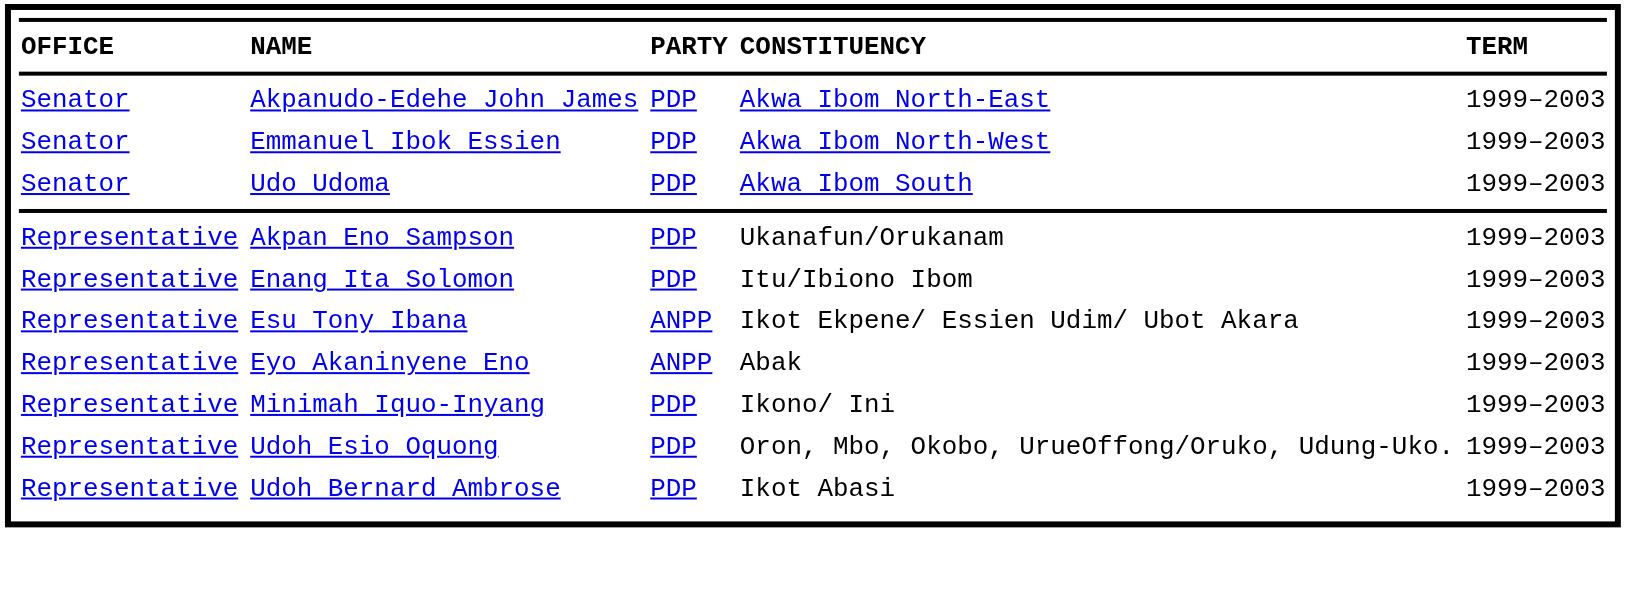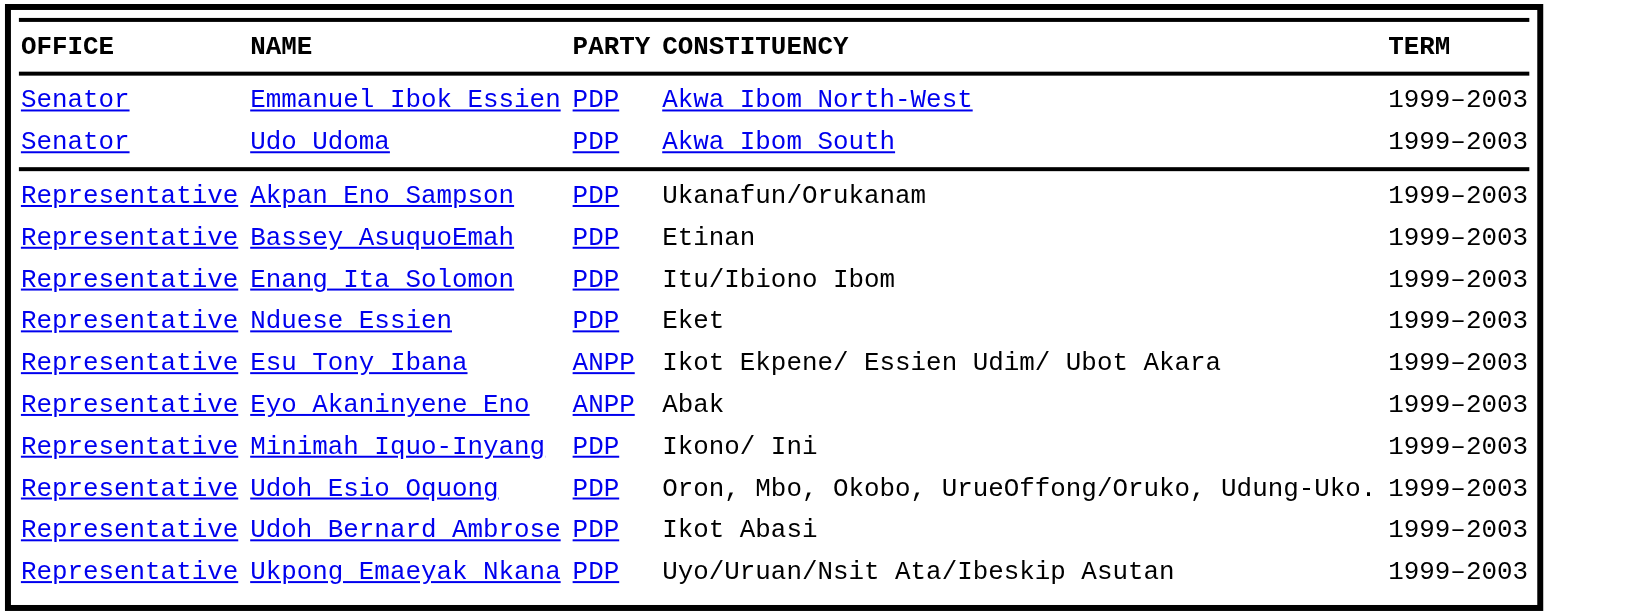- row: (444, 101)
+ row: (382, 238)
+ row: (351, 321)
+ row: (405, 572)
